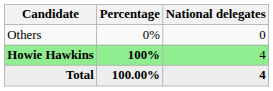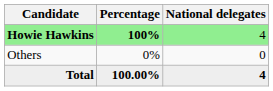rows swapped: (51, 55) <-> (24, 34)
